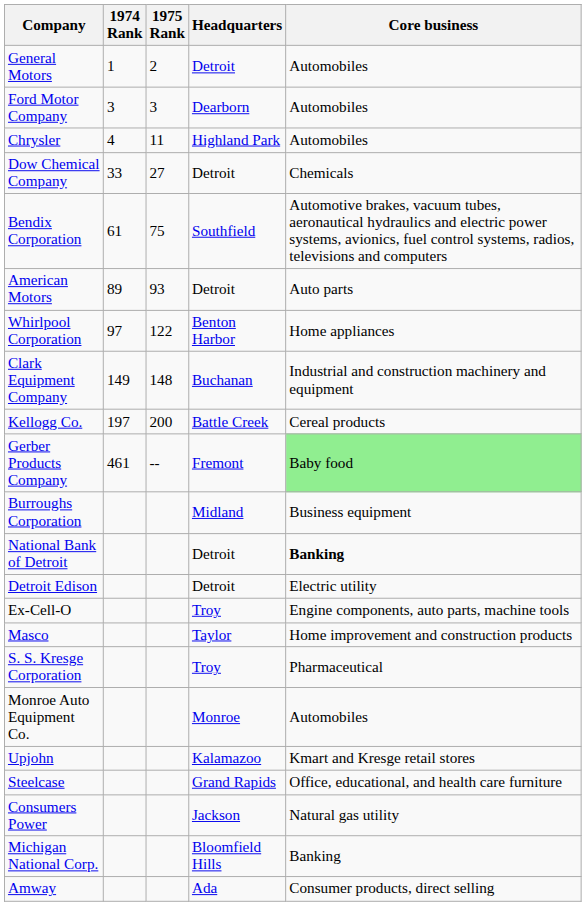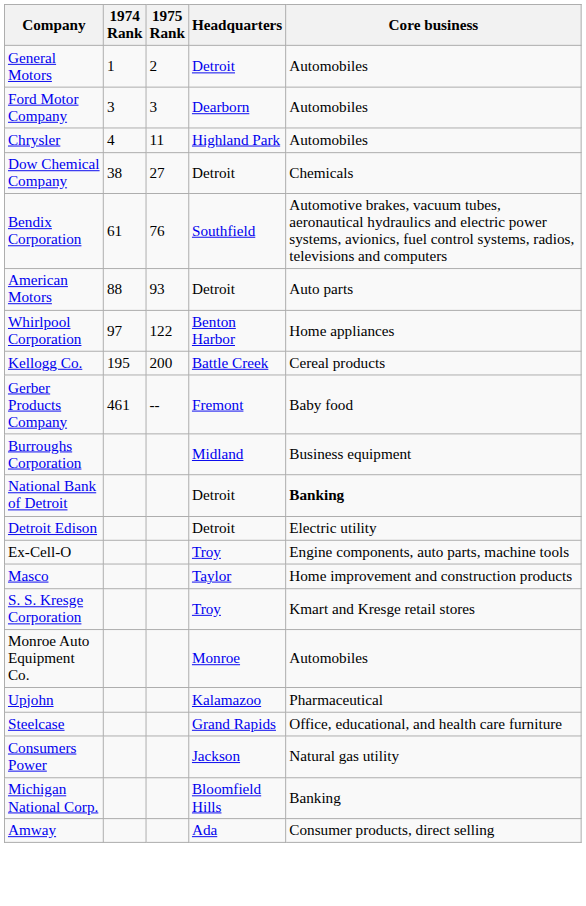(115, 172) 33 -> (115, 172) 38
(157, 231) 75 -> (157, 231) 76
(115, 289) 89 -> (115, 289) 88
- row: (41, 380)
(118, 421) 197 -> (118, 363) 195
(321, 462) lightgreen background -> (321, 404) no background
(336, 667) Pharmaceutical -> (382, 608) Kmart and Kresge retail stores
(382, 758) Kmart and Kresge retail stores -> (336, 699) Pharmaceutical
